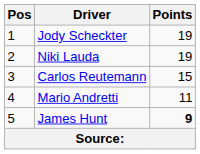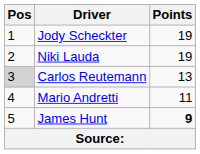(11, 77) no background -> (11, 77) lightgrey background
(185, 77) 15 -> (185, 77) 13
